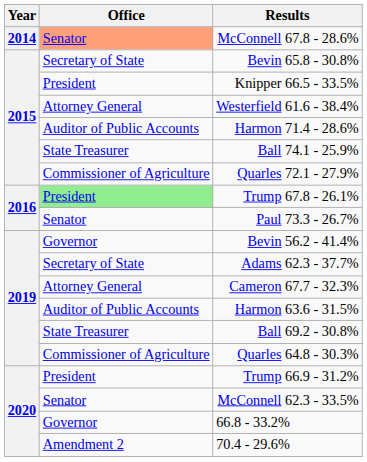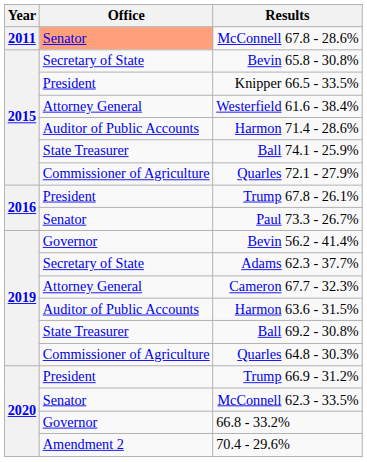(22, 38) 2014 -> (22, 38) 2011
(69, 196) lightgreen background -> (69, 196) no background
